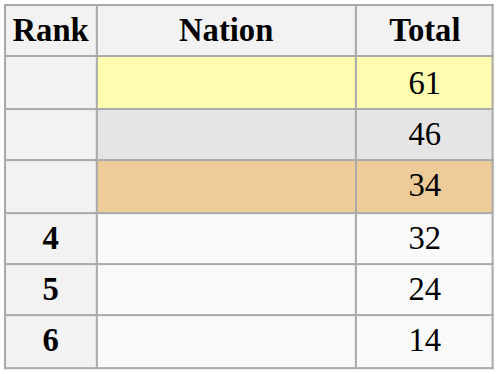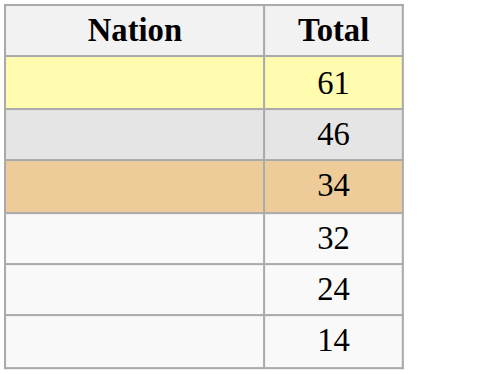- column: (51, 30)
